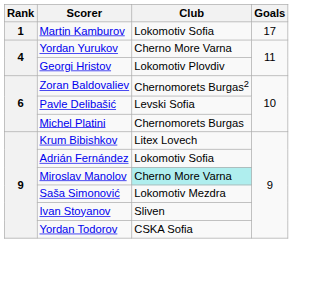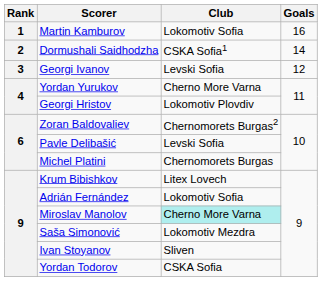(270, 31) 17 -> (299, 31) 16
+ row: (99, 50)
+ row: (74, 69)
